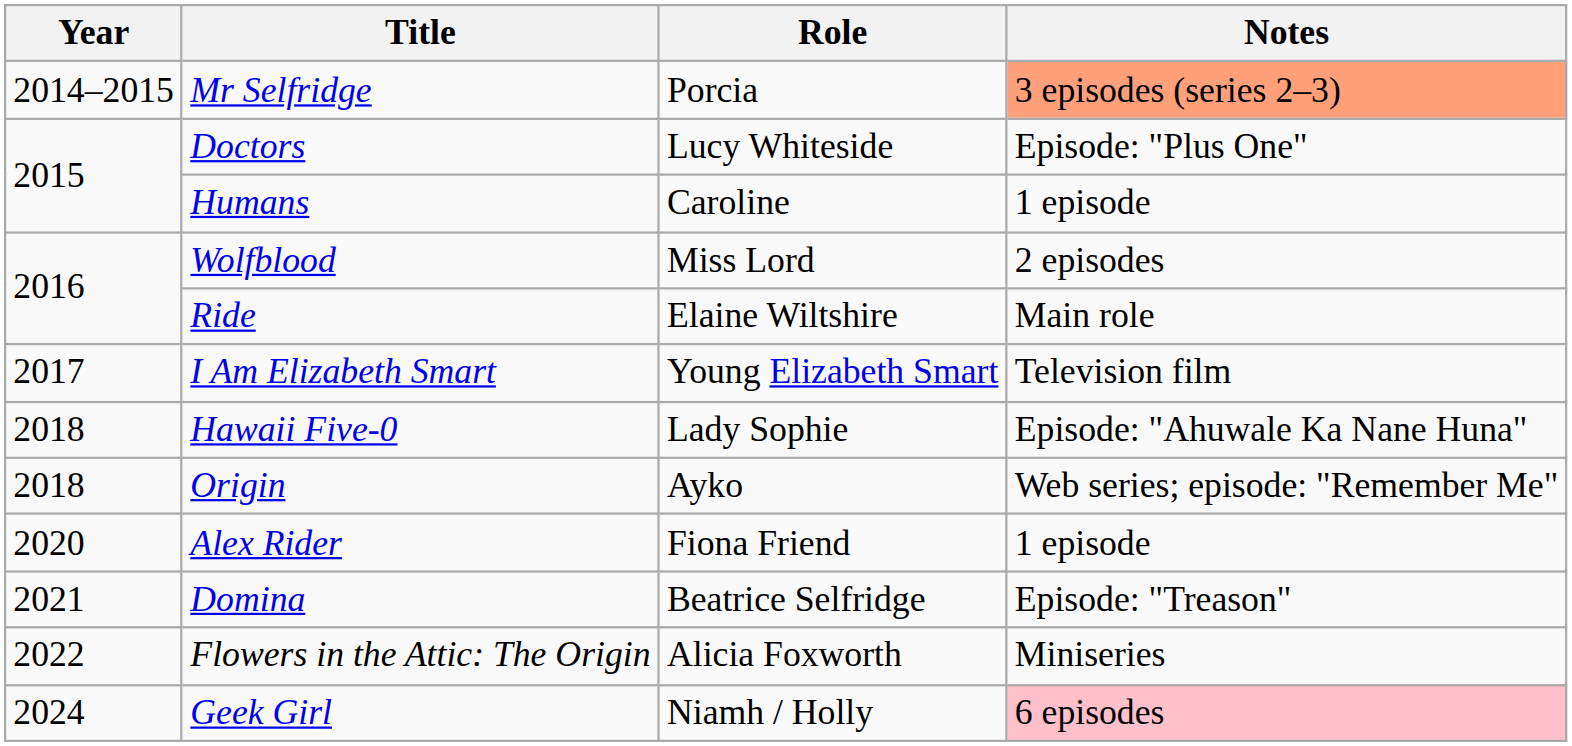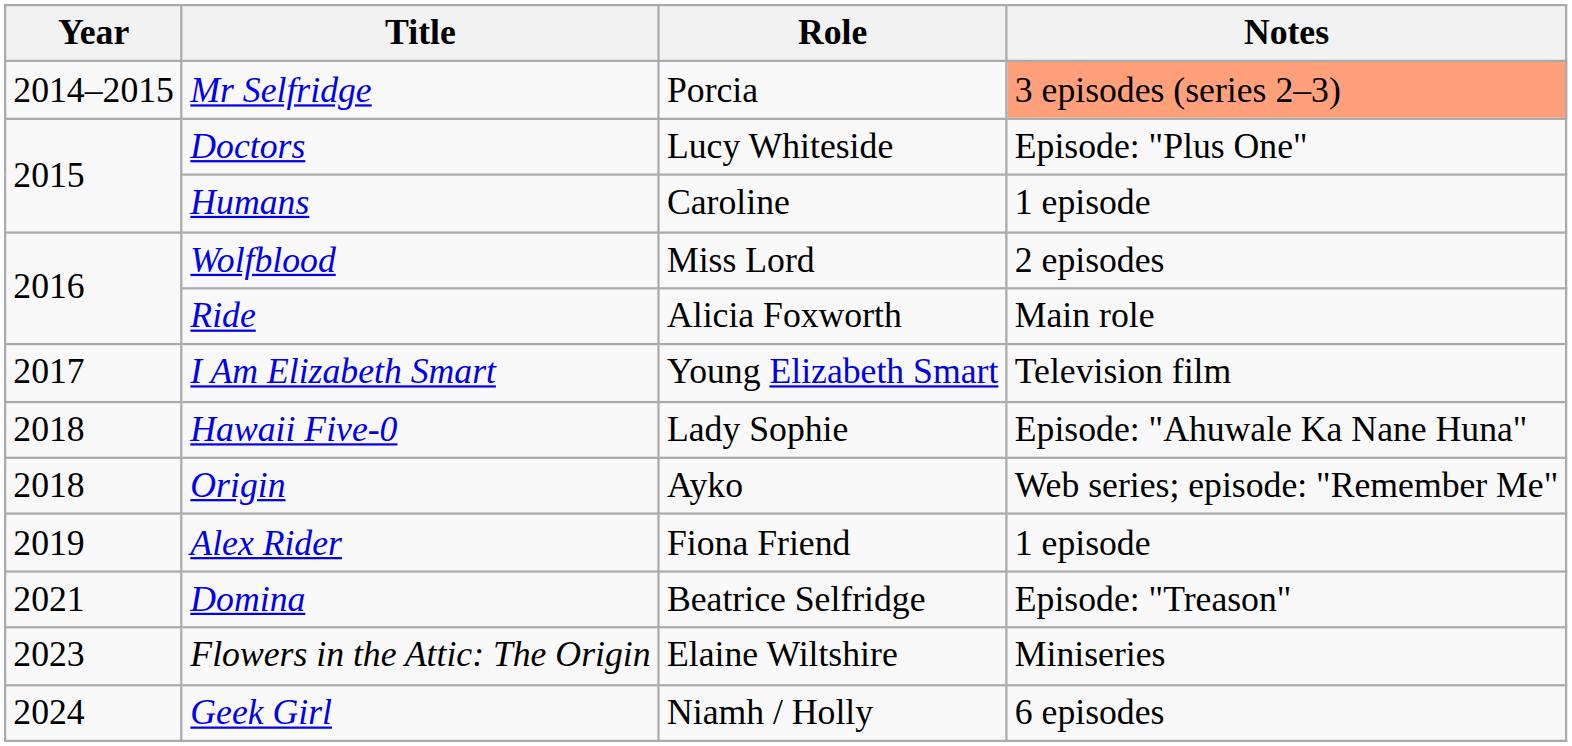(782, 315) Elaine Wiltshire -> (784, 315) Alicia Foxworth
(49, 542) 2020 -> (49, 542) 2019
(49, 655) 2022 -> (49, 655) 2023
(784, 655) Alicia Foxworth -> (782, 655) Elaine Wiltshire
(1090, 711) pink background -> (1090, 711) no background
